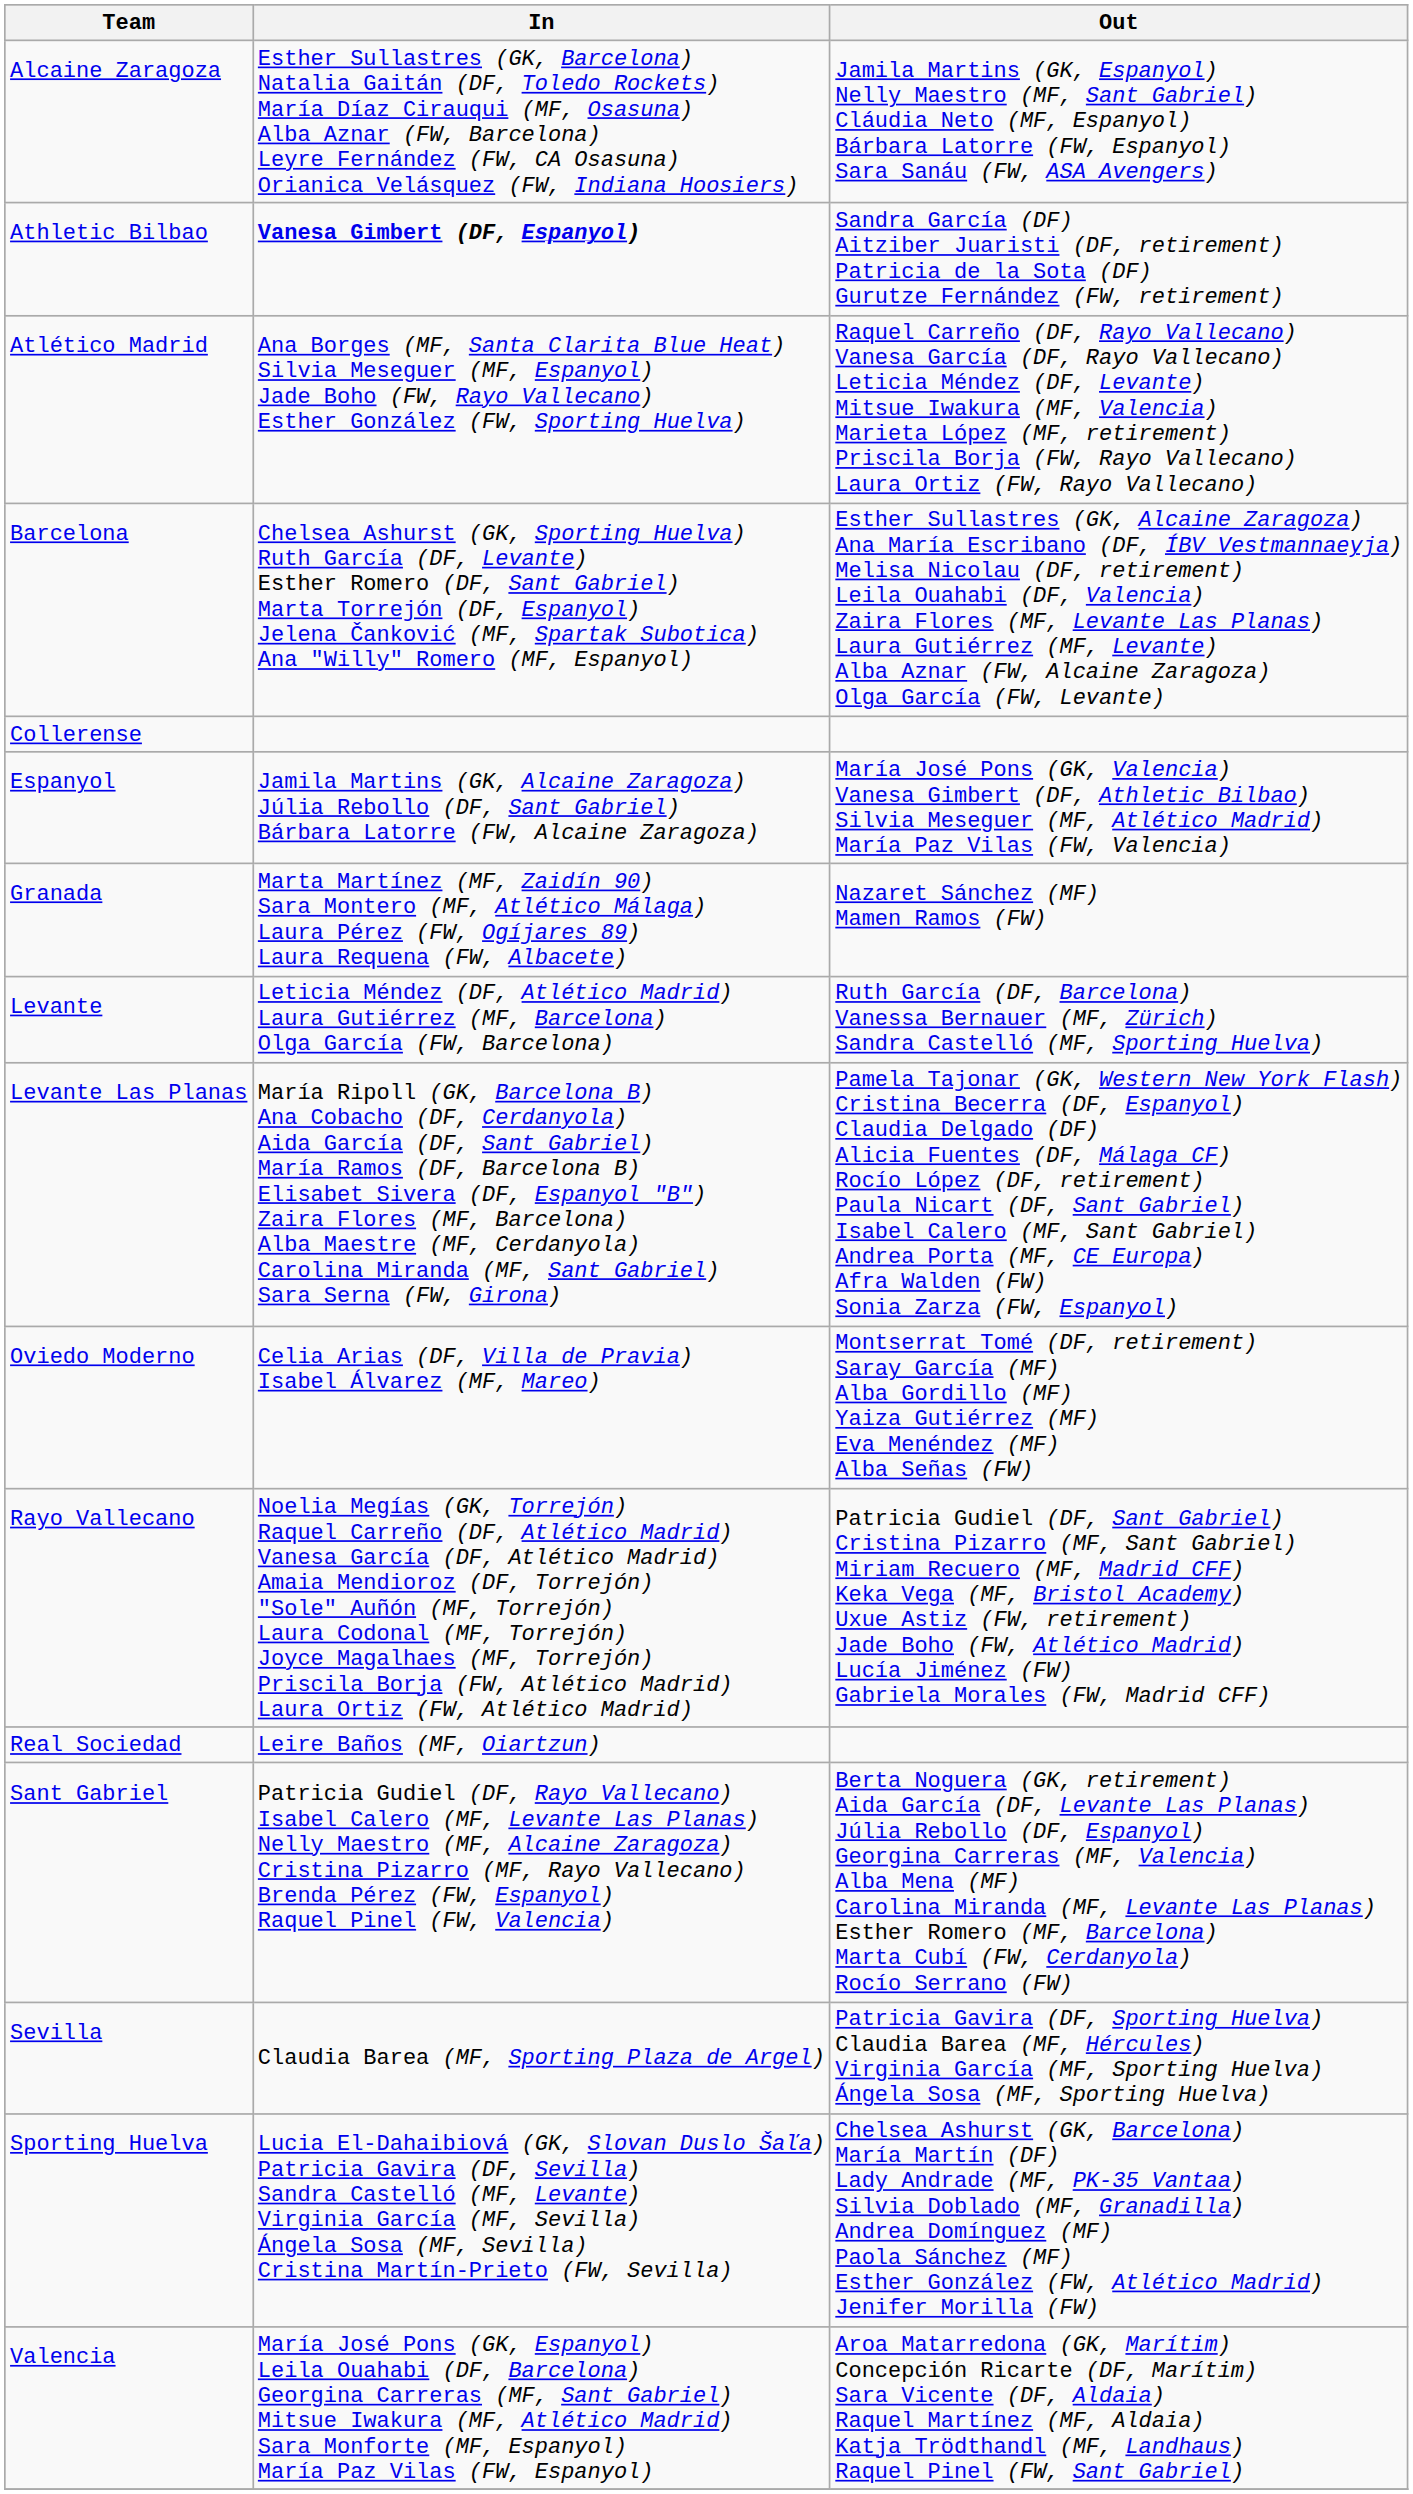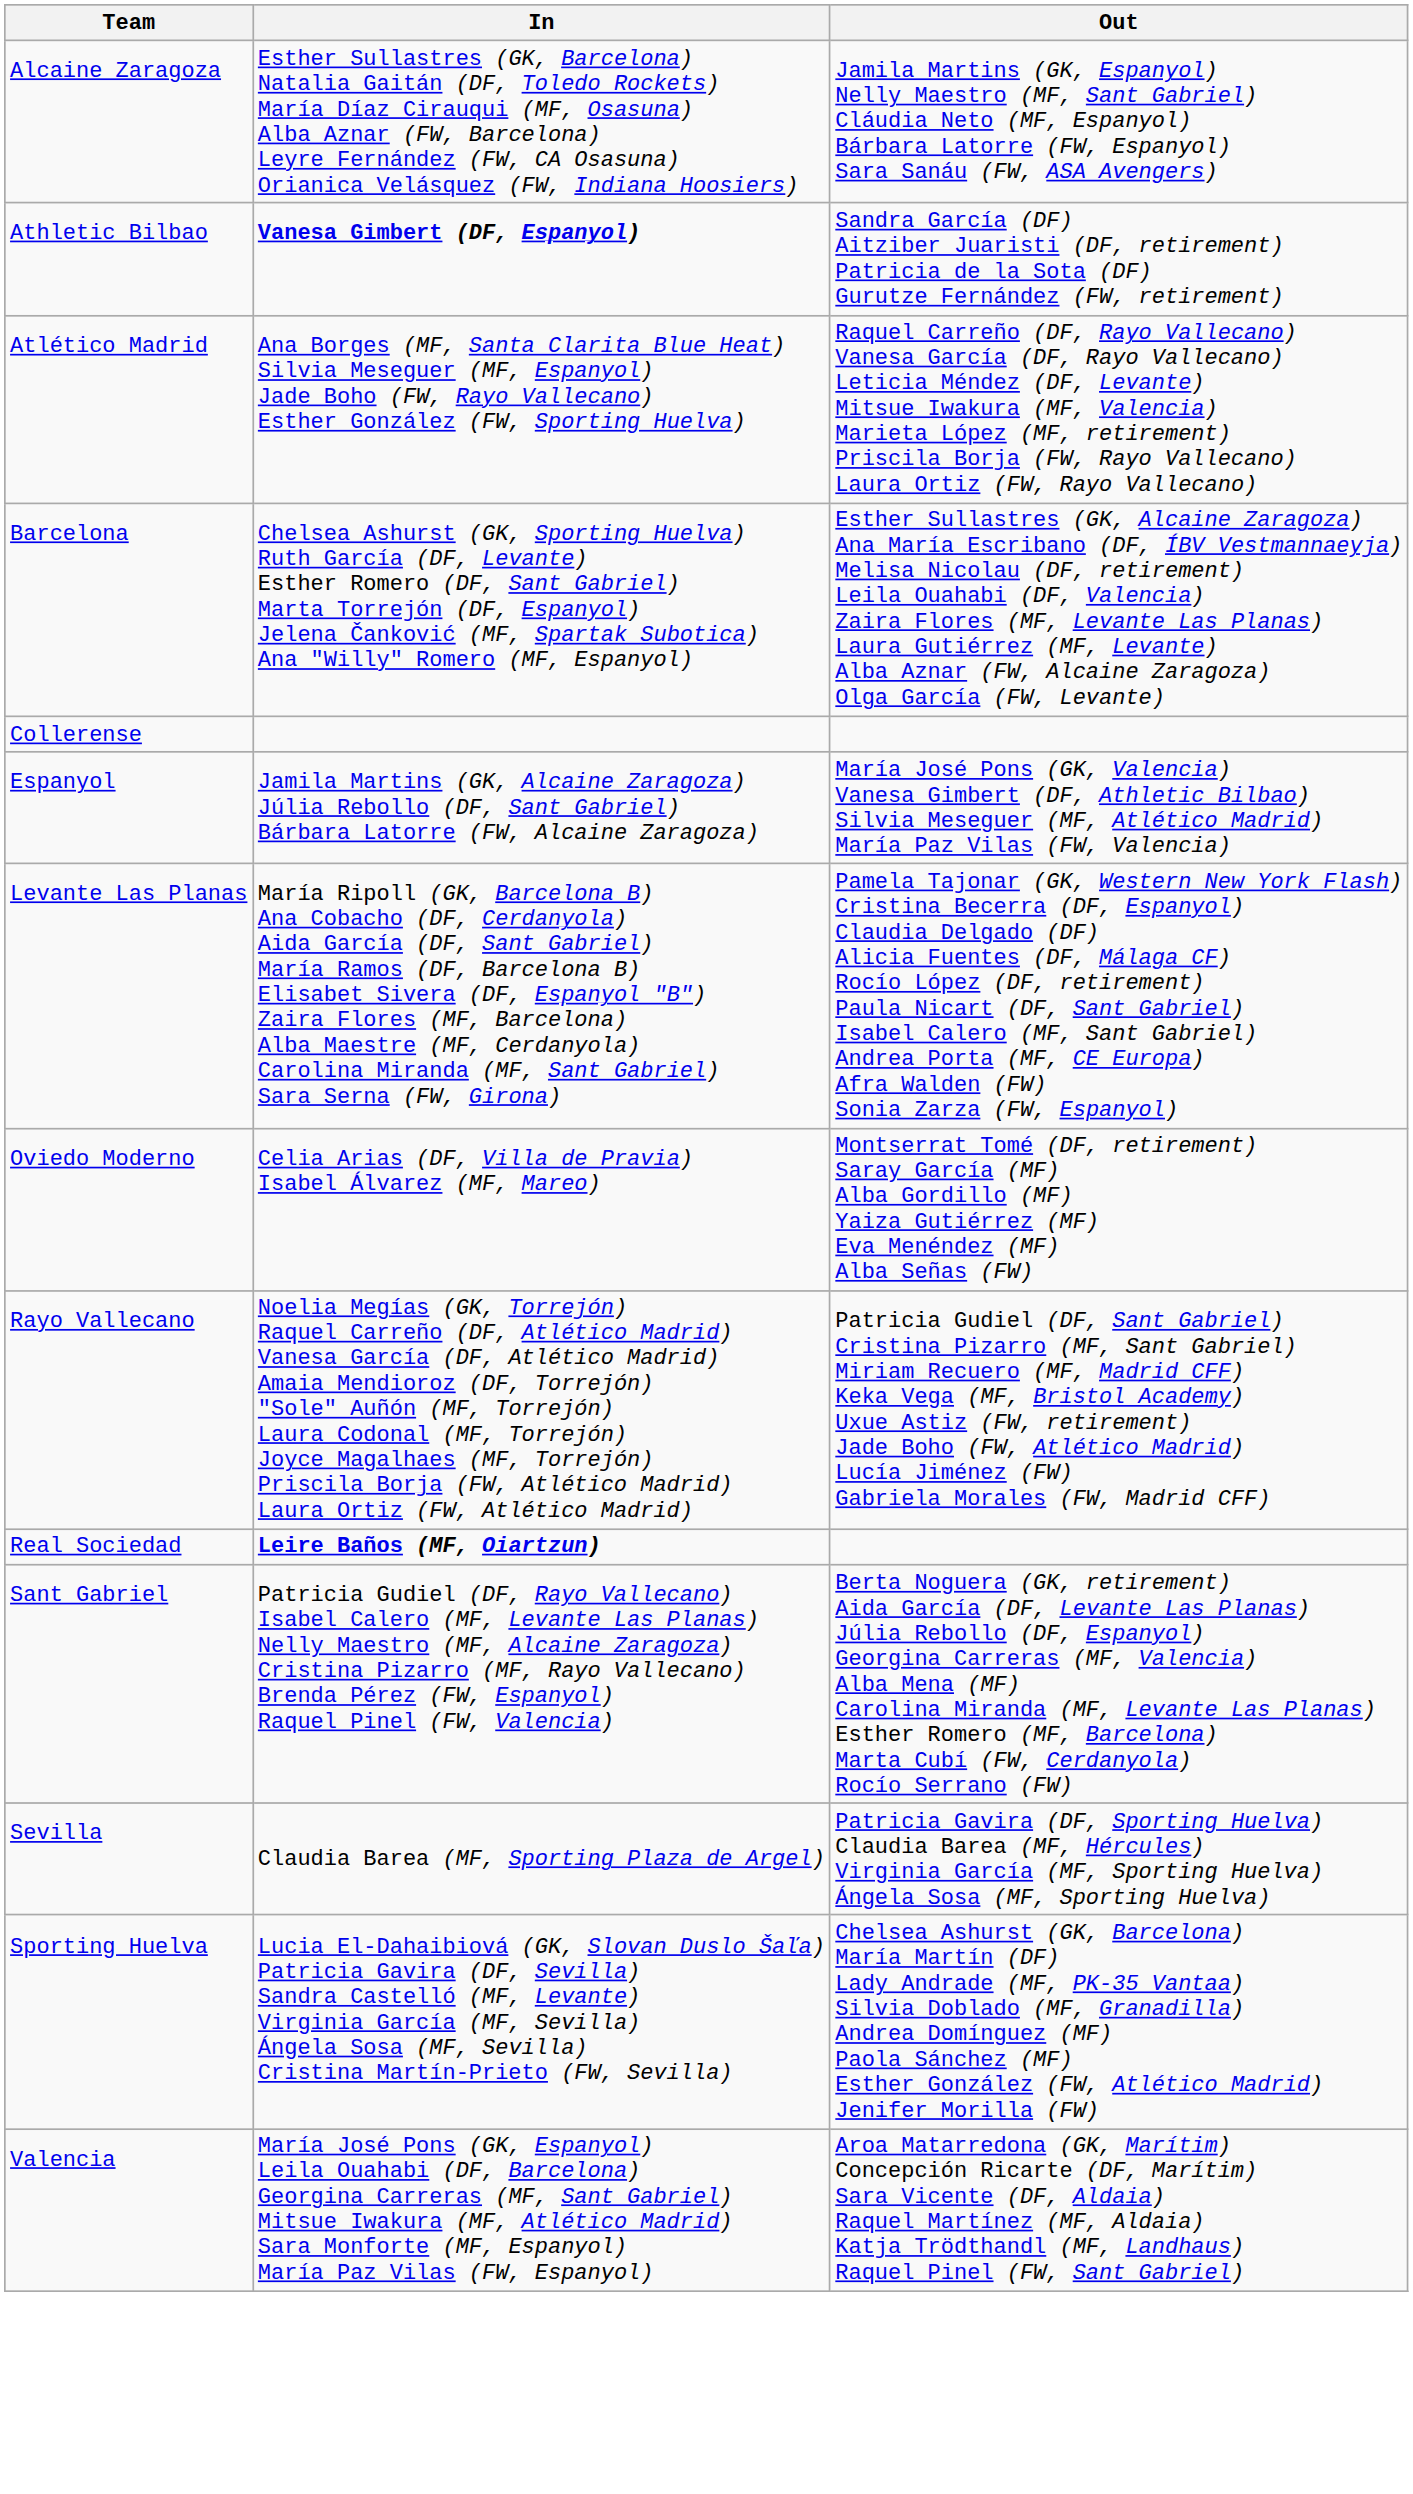- row: (56, 894)
- row: (56, 1006)
(429, 1745) normal -> (429, 1547) bold
